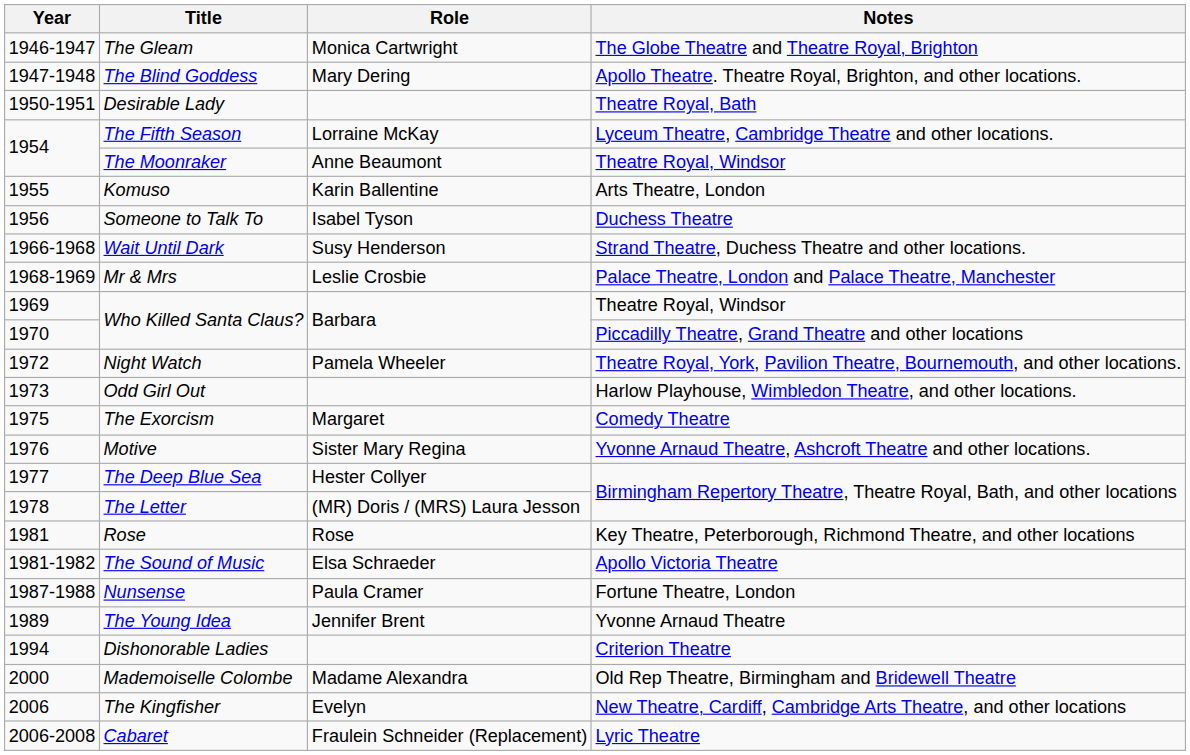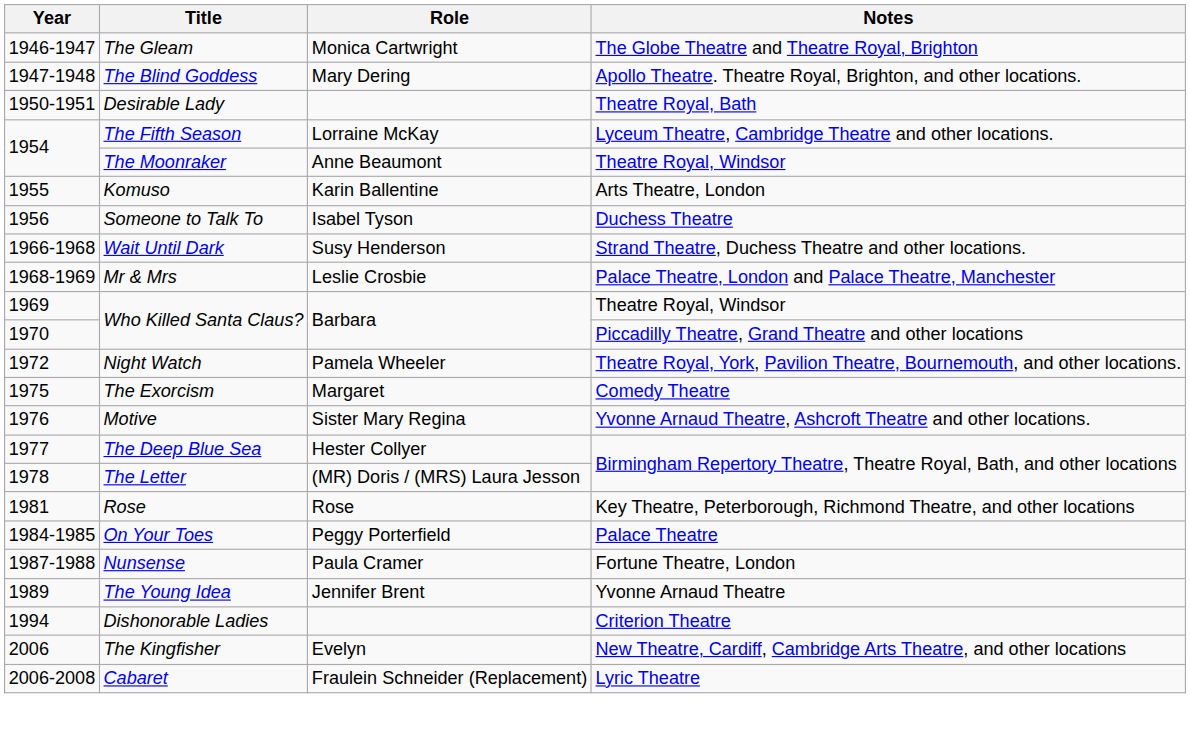- row: (154, 391)
- row: (184, 563)
+ row: (158, 534)
- row: (198, 678)
